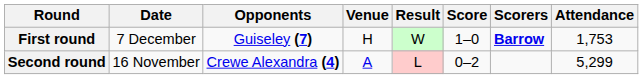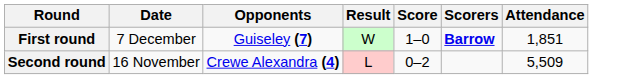- column: (367, 16)
(595, 39) 1,753 -> (545, 39) 1,851
(595, 62) 5,299 -> (545, 62) 5,509
